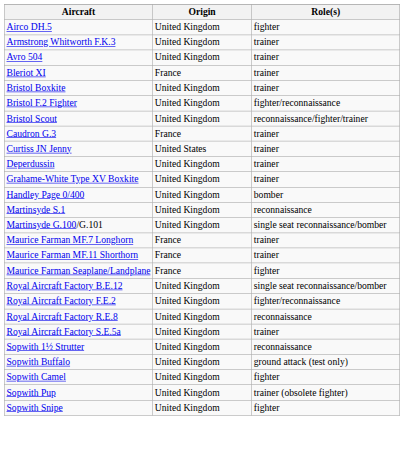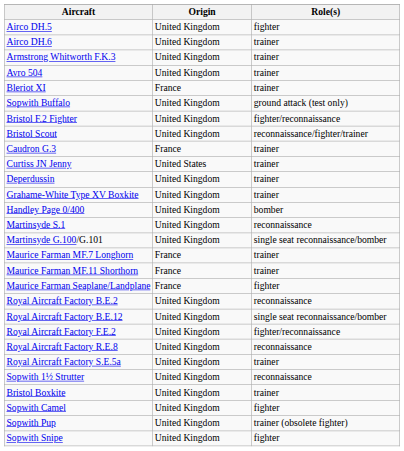+ row: (29, 42)
rows swapped: (36, 88) <-> (38, 362)
+ row: (62, 301)
